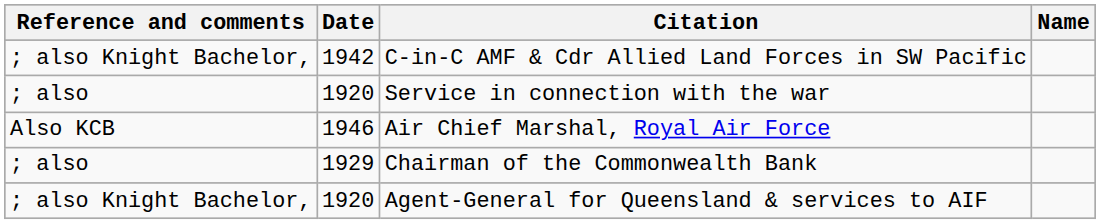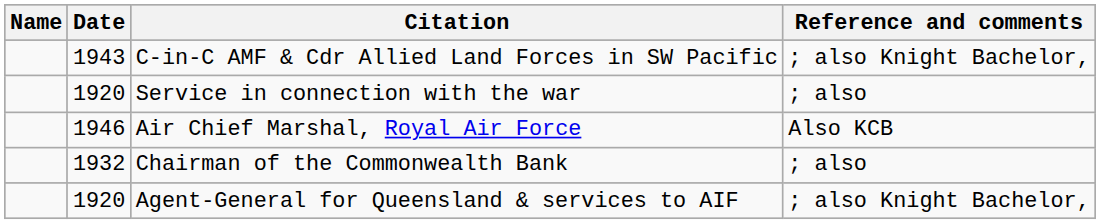columns swapped: (1064, 23) <-> (161, 23)
(348, 58) 1942 -> (99, 58) 1943
(348, 165) 1929 -> (99, 165) 1932
